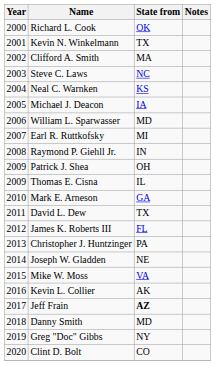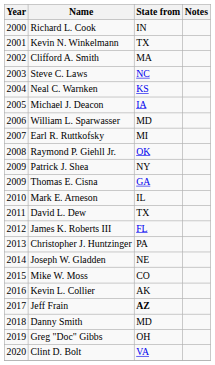(143, 27) OK -> (141, 27) IN
(141, 151) IN -> (143, 151) OK
(143, 167) OH -> (143, 167) NY
(141, 182) IL -> (143, 182) GA
(143, 197) GA -> (141, 197) IL
(143, 275) VA -> (143, 275) CO
(143, 337) NY -> (143, 337) OH
(143, 352) CO -> (143, 352) VA
